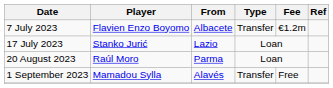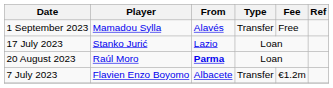rows swapped: (32, 28) <-> (47, 75)
(208, 59) normal -> (209, 59) bold
